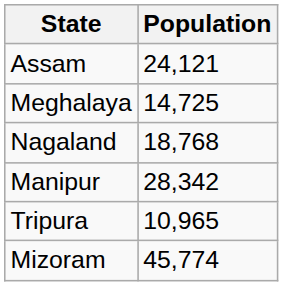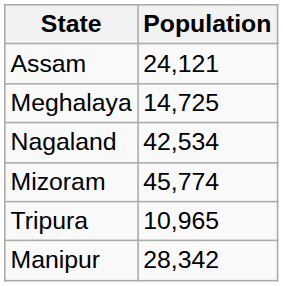(181, 142) 18,768 -> (181, 142) 42,534
rows swapped: (58, 260) <-> (55, 181)
